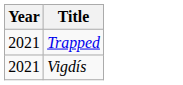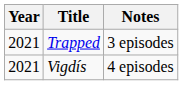+ column: (140, 17)
